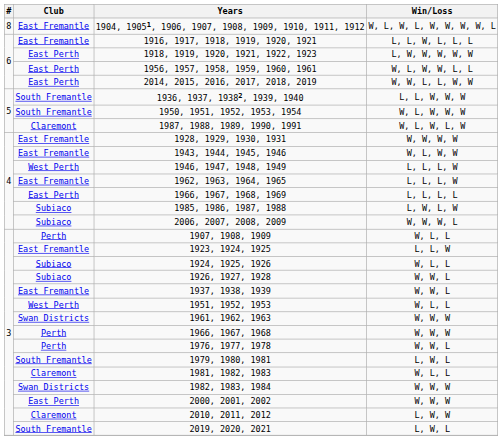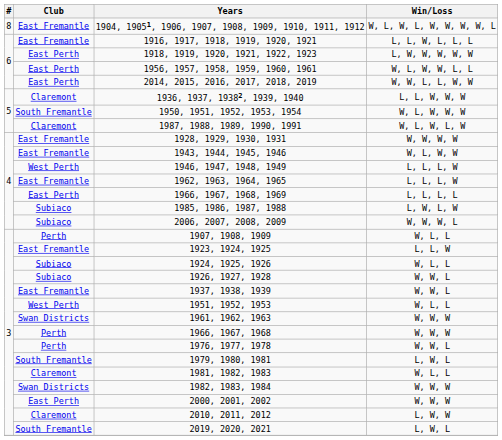(54, 97) South Fremantle -> (54, 97) Claremont
